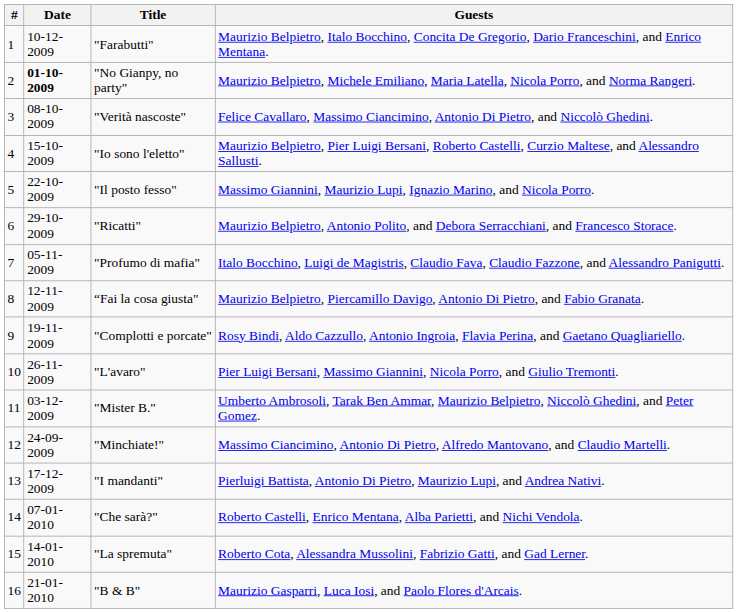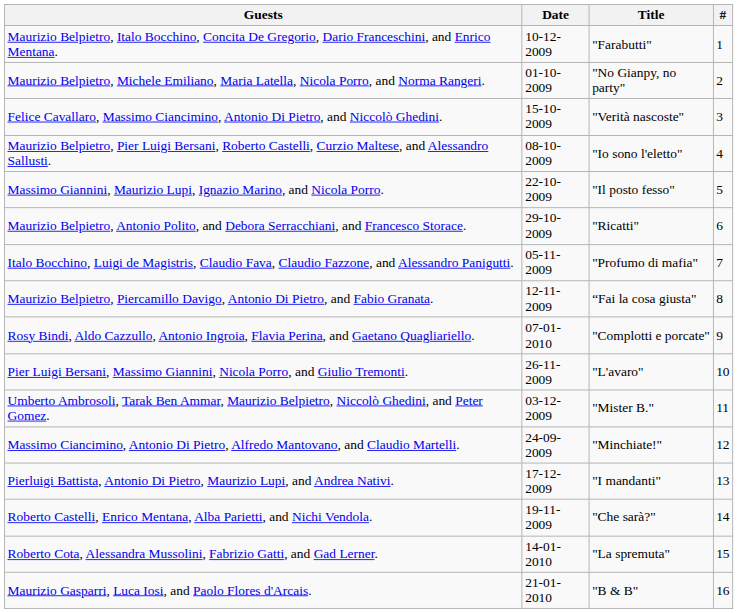columns swapped: (14, 15) <-> (474, 15)
(45, 80) bold -> (543, 80) normal
(45, 116) 08-10-2009 -> (543, 116) 15-10-2009
(45, 153) 15-10-2009 -> (543, 153) 08-10-2009
(45, 335) 19-11-2009 -> (543, 335) 07-01-2010
(45, 517) 07-01-2010 -> (543, 517) 19-11-2009
